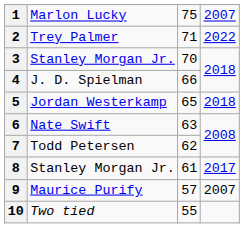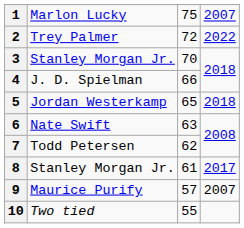(189, 37) 71 -> (189, 37) 72
